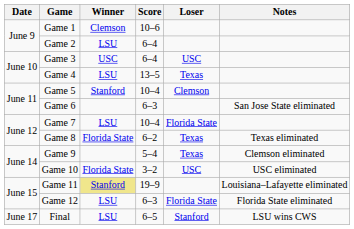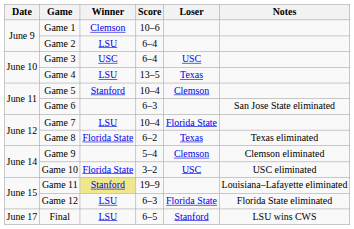(192, 153) Texas -> (192, 153) Clemson
